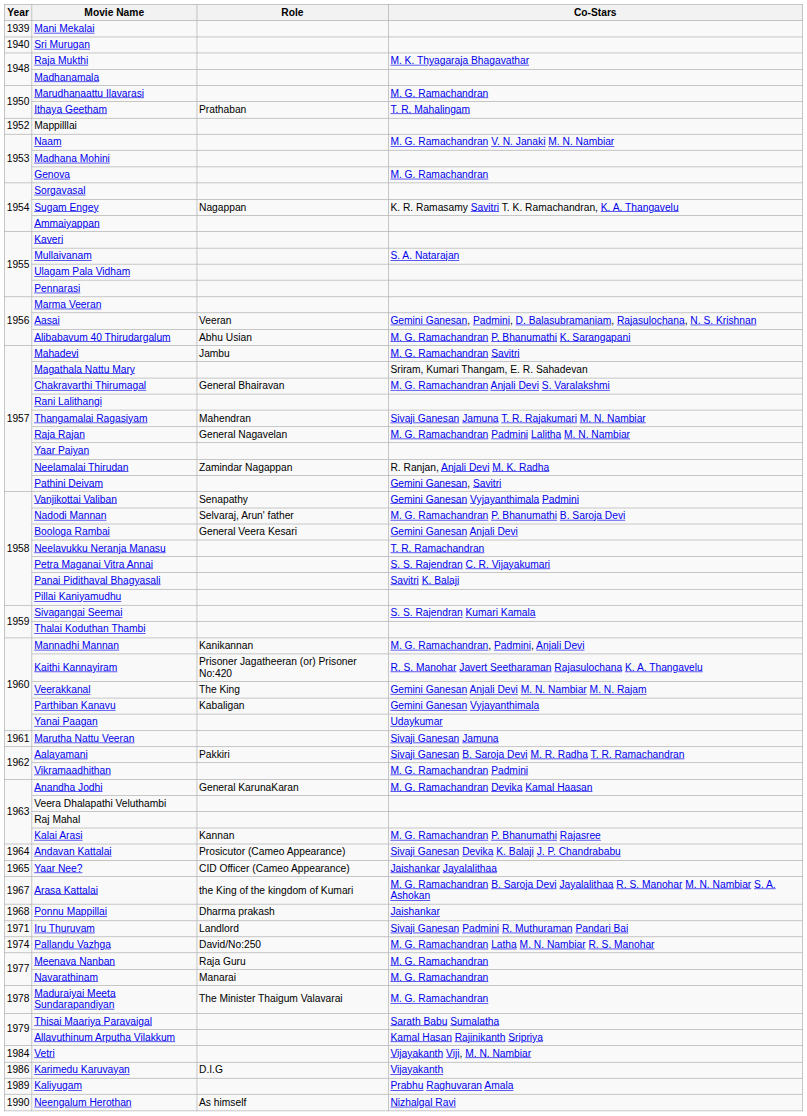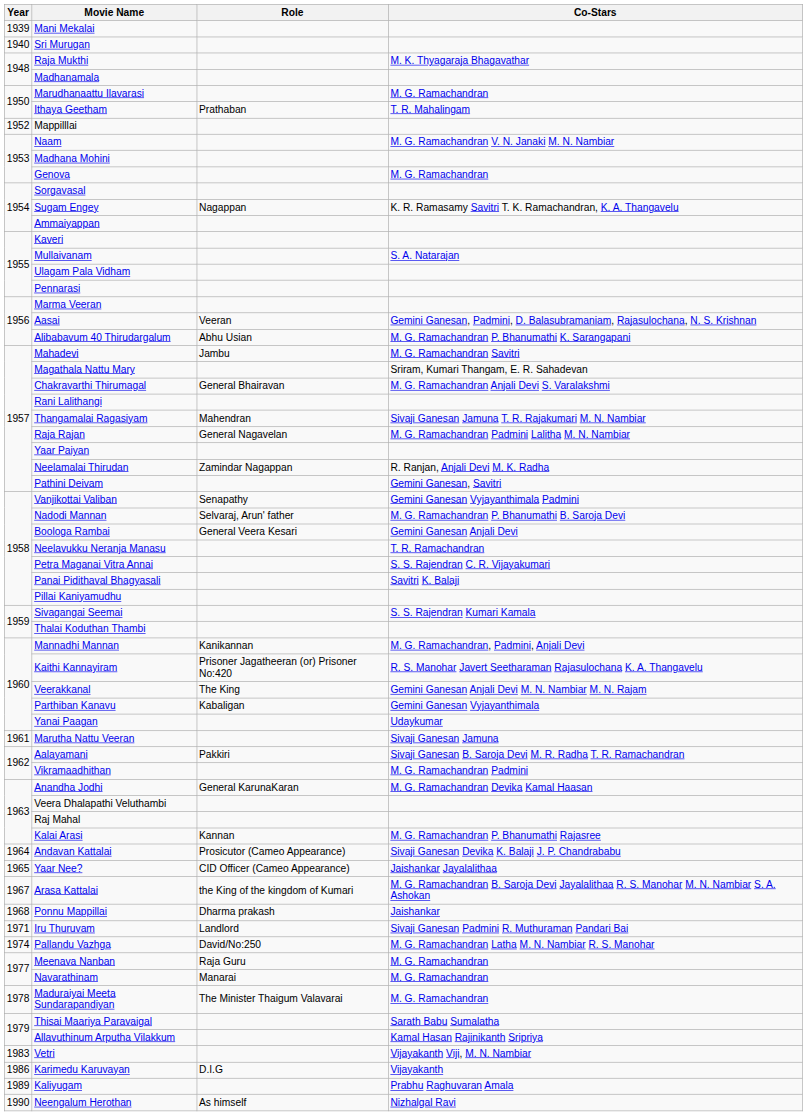(18, 1054) 1984 -> (18, 1054) 1983
